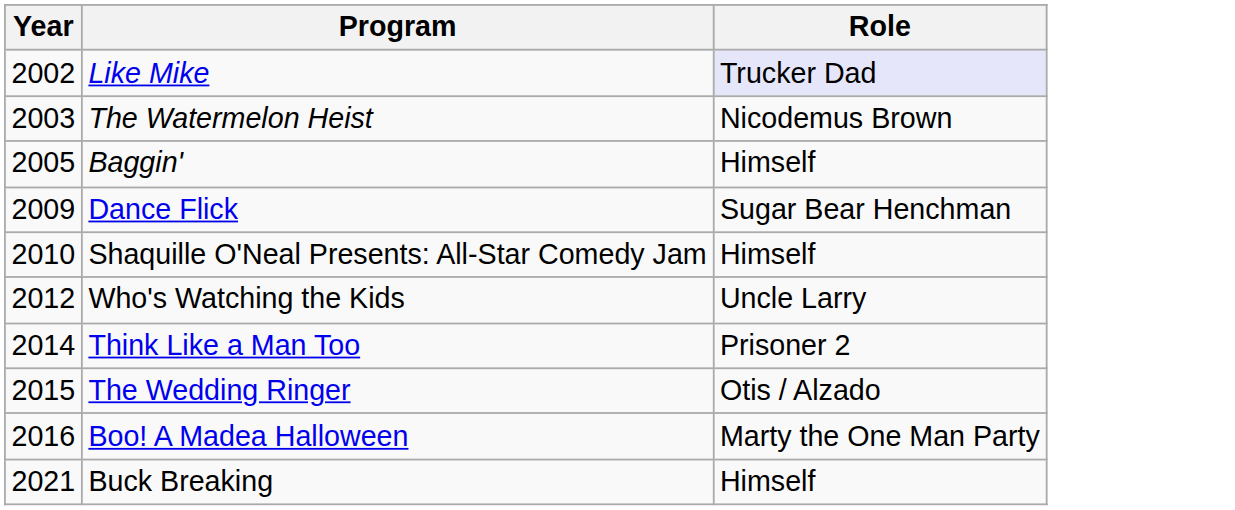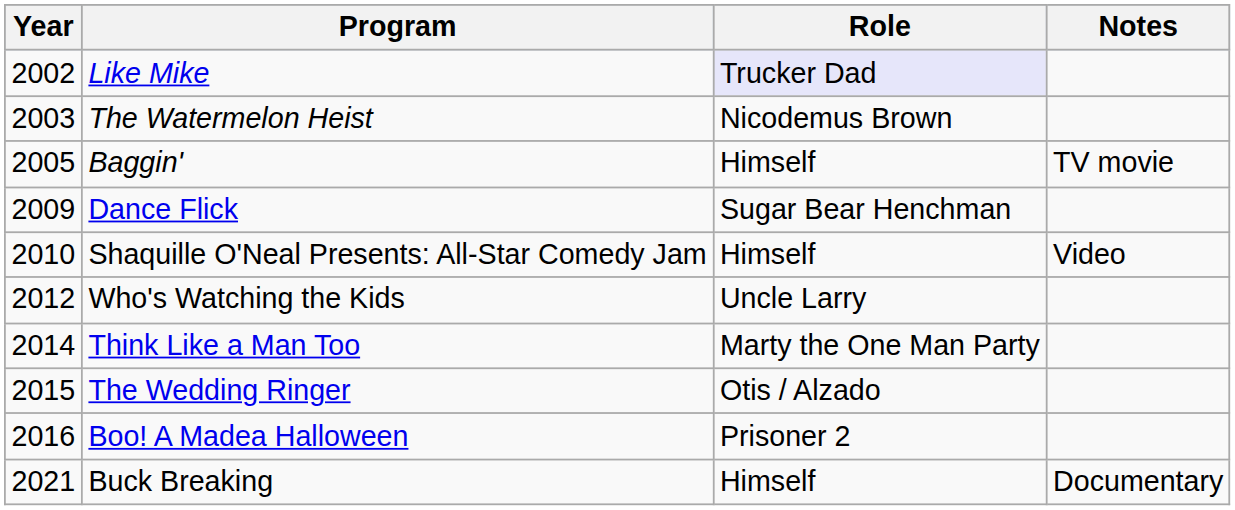+ column: (1138, 27)
(785, 345) Prisoner 2 -> (880, 345) Marty the One Man Party
(880, 436) Marty the One Man Party -> (785, 436) Prisoner 2
